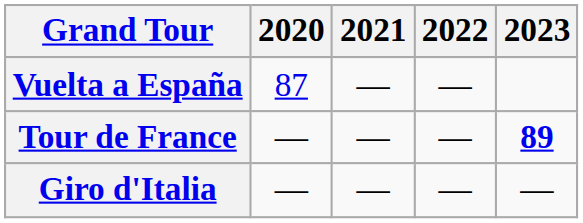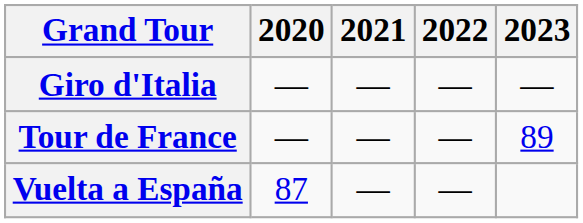rows swapped: (128, 189) <-> (128, 83)
(537, 136) bold -> (537, 136) normal
